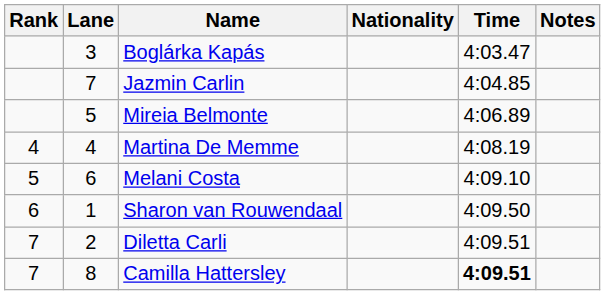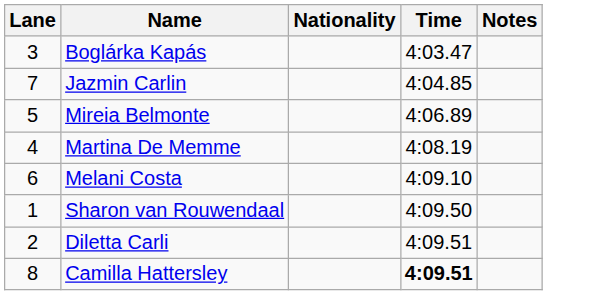- column: (34, 20)
